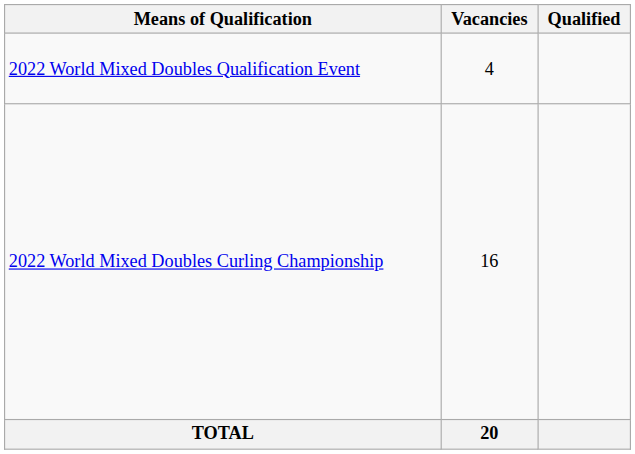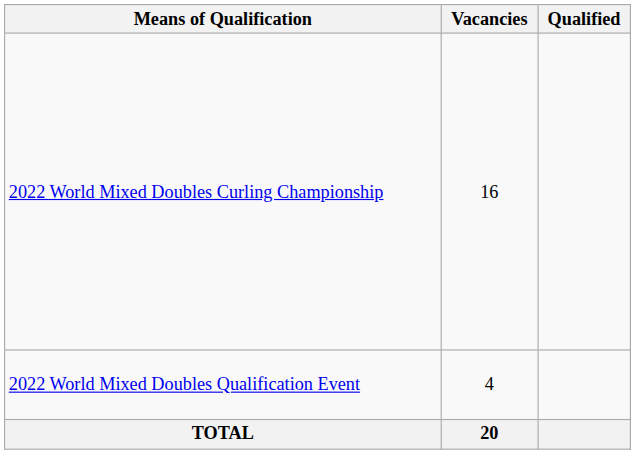rows swapped: (196, 261) <-> (184, 68)
